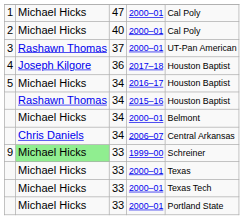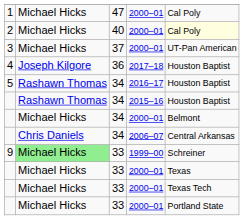(184, 31) no background -> (184, 31) lightyellow background
(63, 48) Rashawn Thomas -> (52, 48) Michael Hicks
(52, 83) Michael Hicks -> (63, 83) Rashawn Thomas
